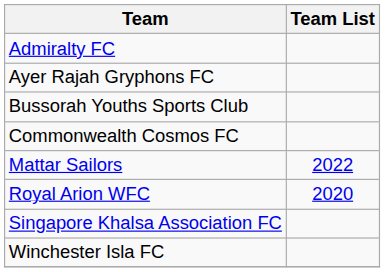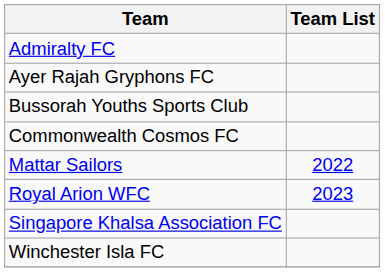(333, 194) 2020 -> (333, 194) 2023
